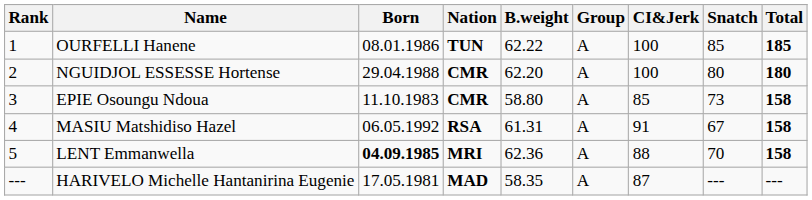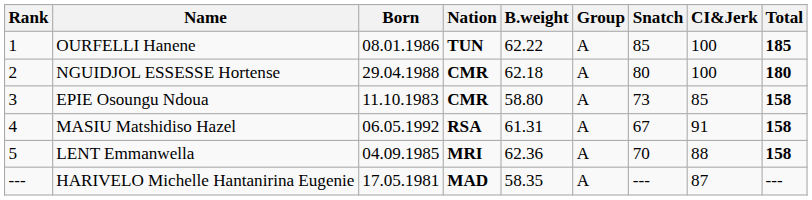columns swapped: (732, 18) <-> (666, 18)
(524, 72) 62.20 -> (524, 72) 62.18
(401, 153) bold -> (401, 153) normal
